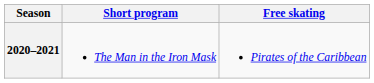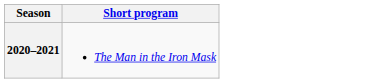- column: (294, 13)
